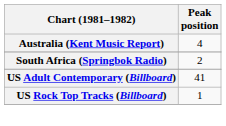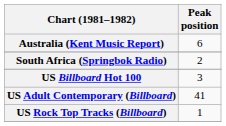(200, 43) 4 -> (200, 43) 6
+ row: (91, 78)
